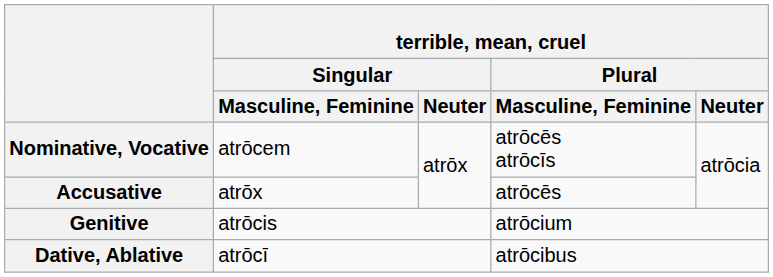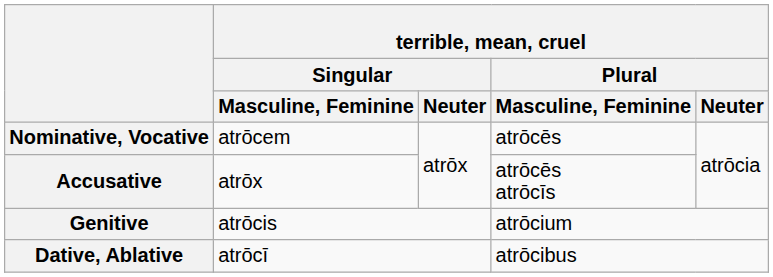(528, 149) atrōcēs atrōcīs -> (528, 138) atrōcēs
(528, 192) atrōcēs -> (528, 180) atrōcēs atrōcīs
